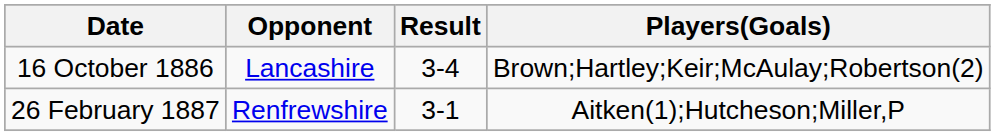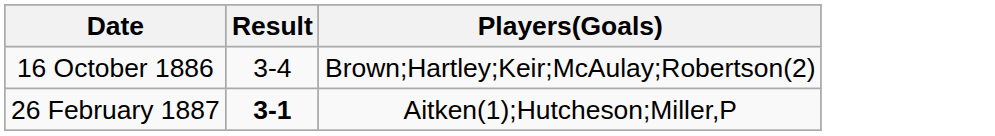- column: (310, 26)
(440, 110) normal -> (272, 110) bold
